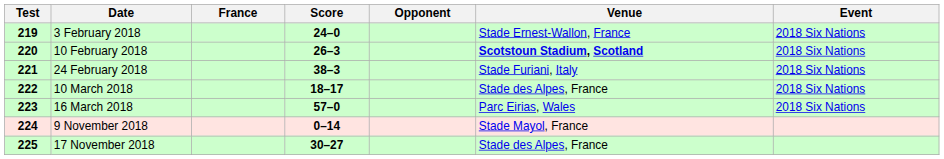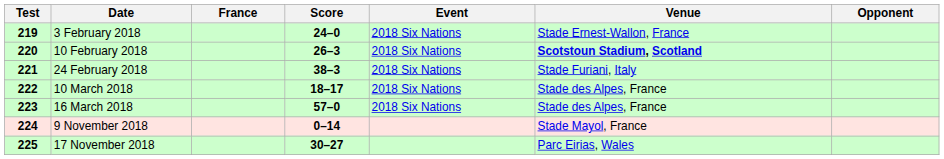columns swapped: (422, 13) <-> (856, 13)
(527, 107) Parc Eirias, Wales -> (602, 107) Stade des Alpes, France
(543, 145) Stade des Alpes, France -> (586, 145) Parc Eirias, Wales
